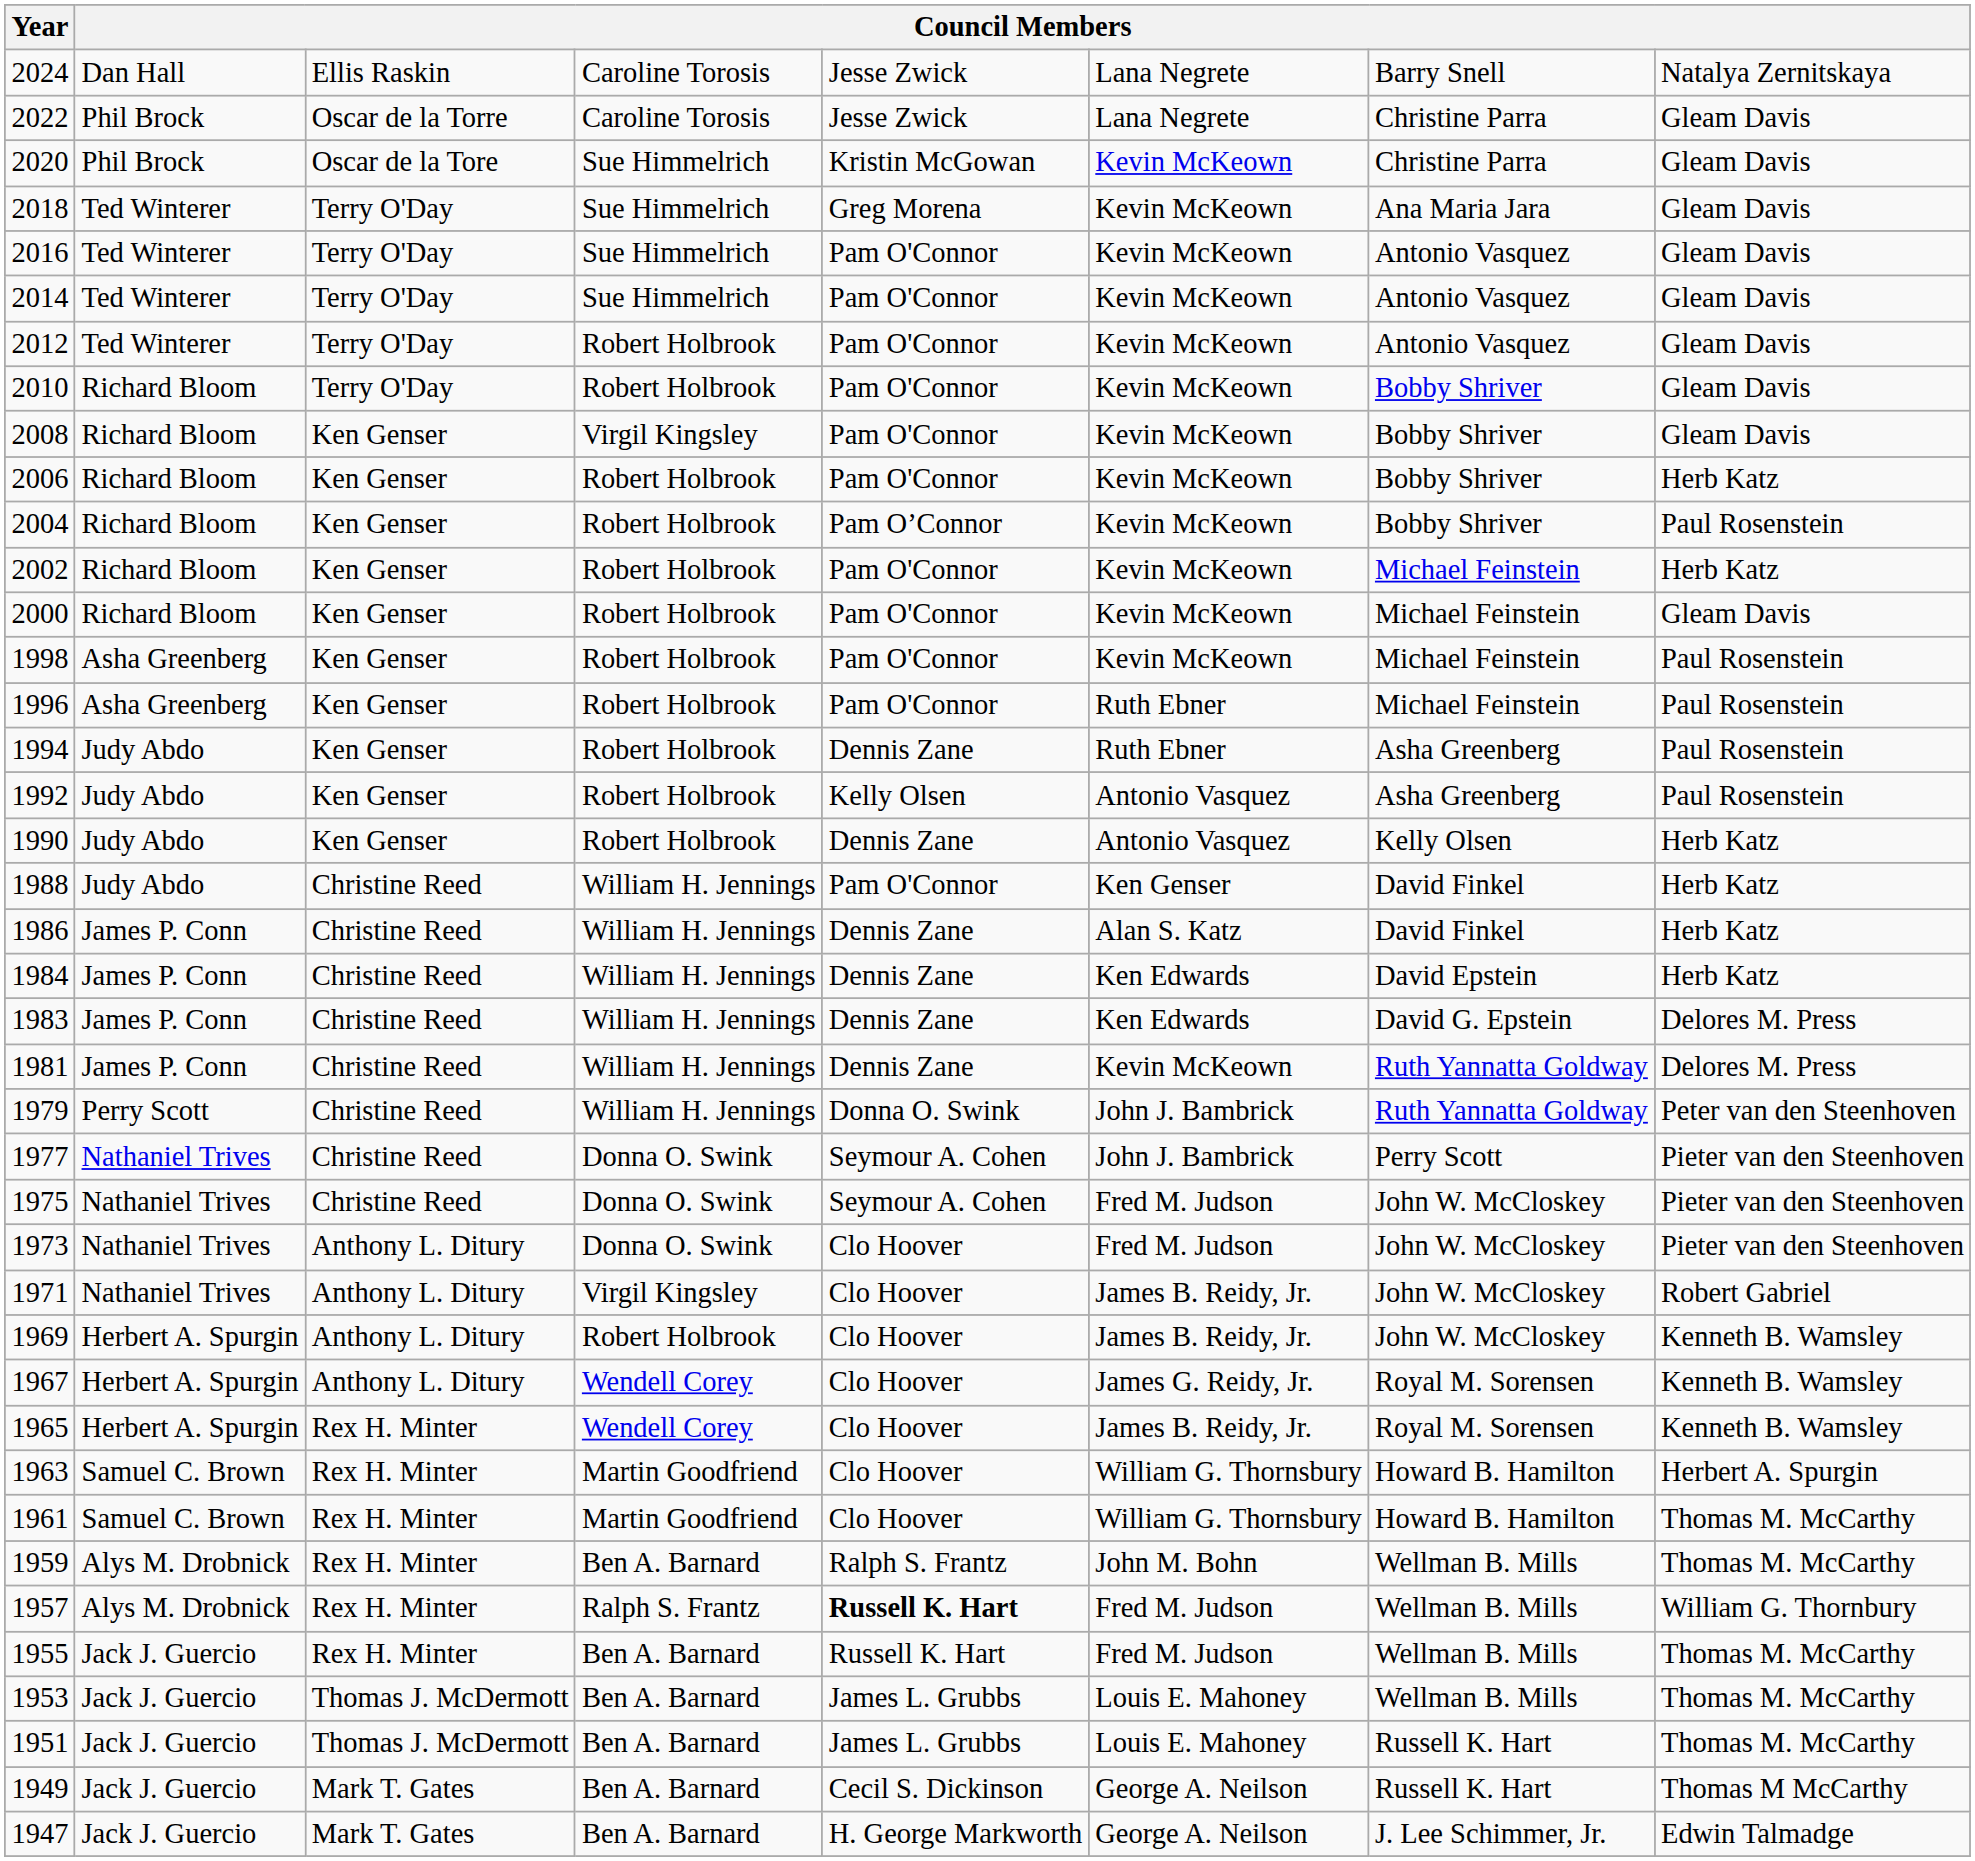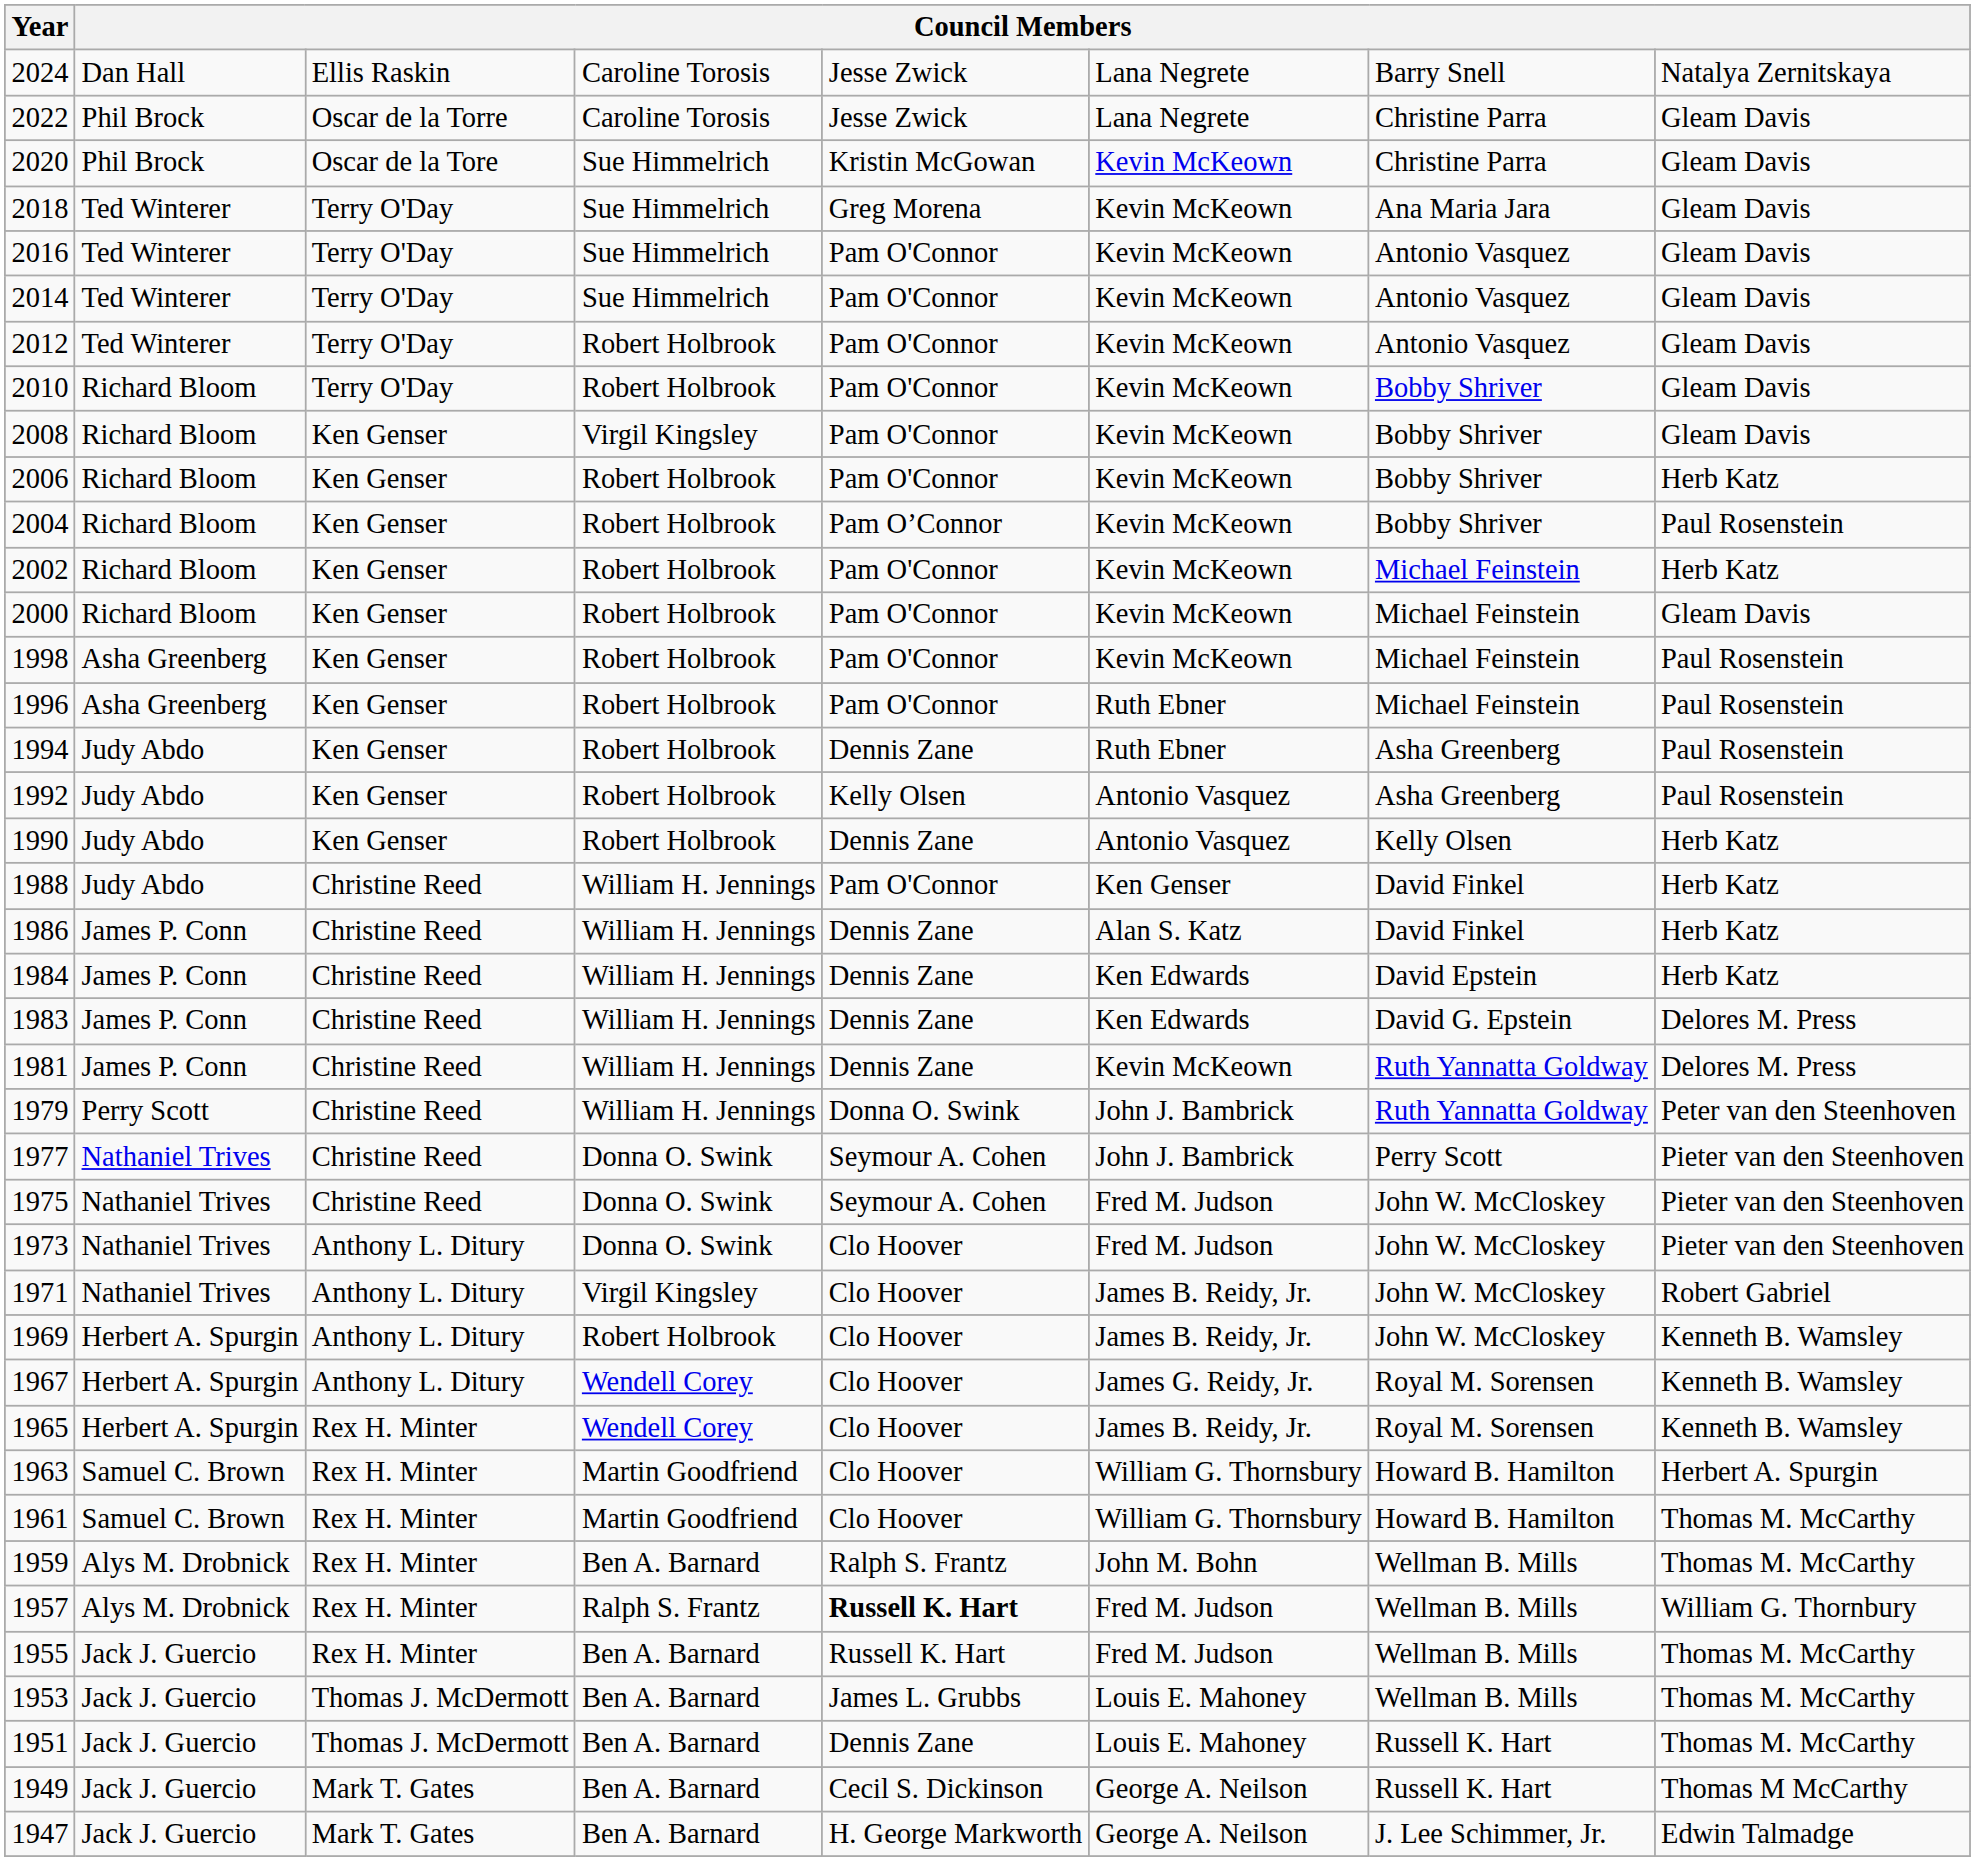(925, 1743) James L. Grubbs -> (901, 1743) Dennis Zane
